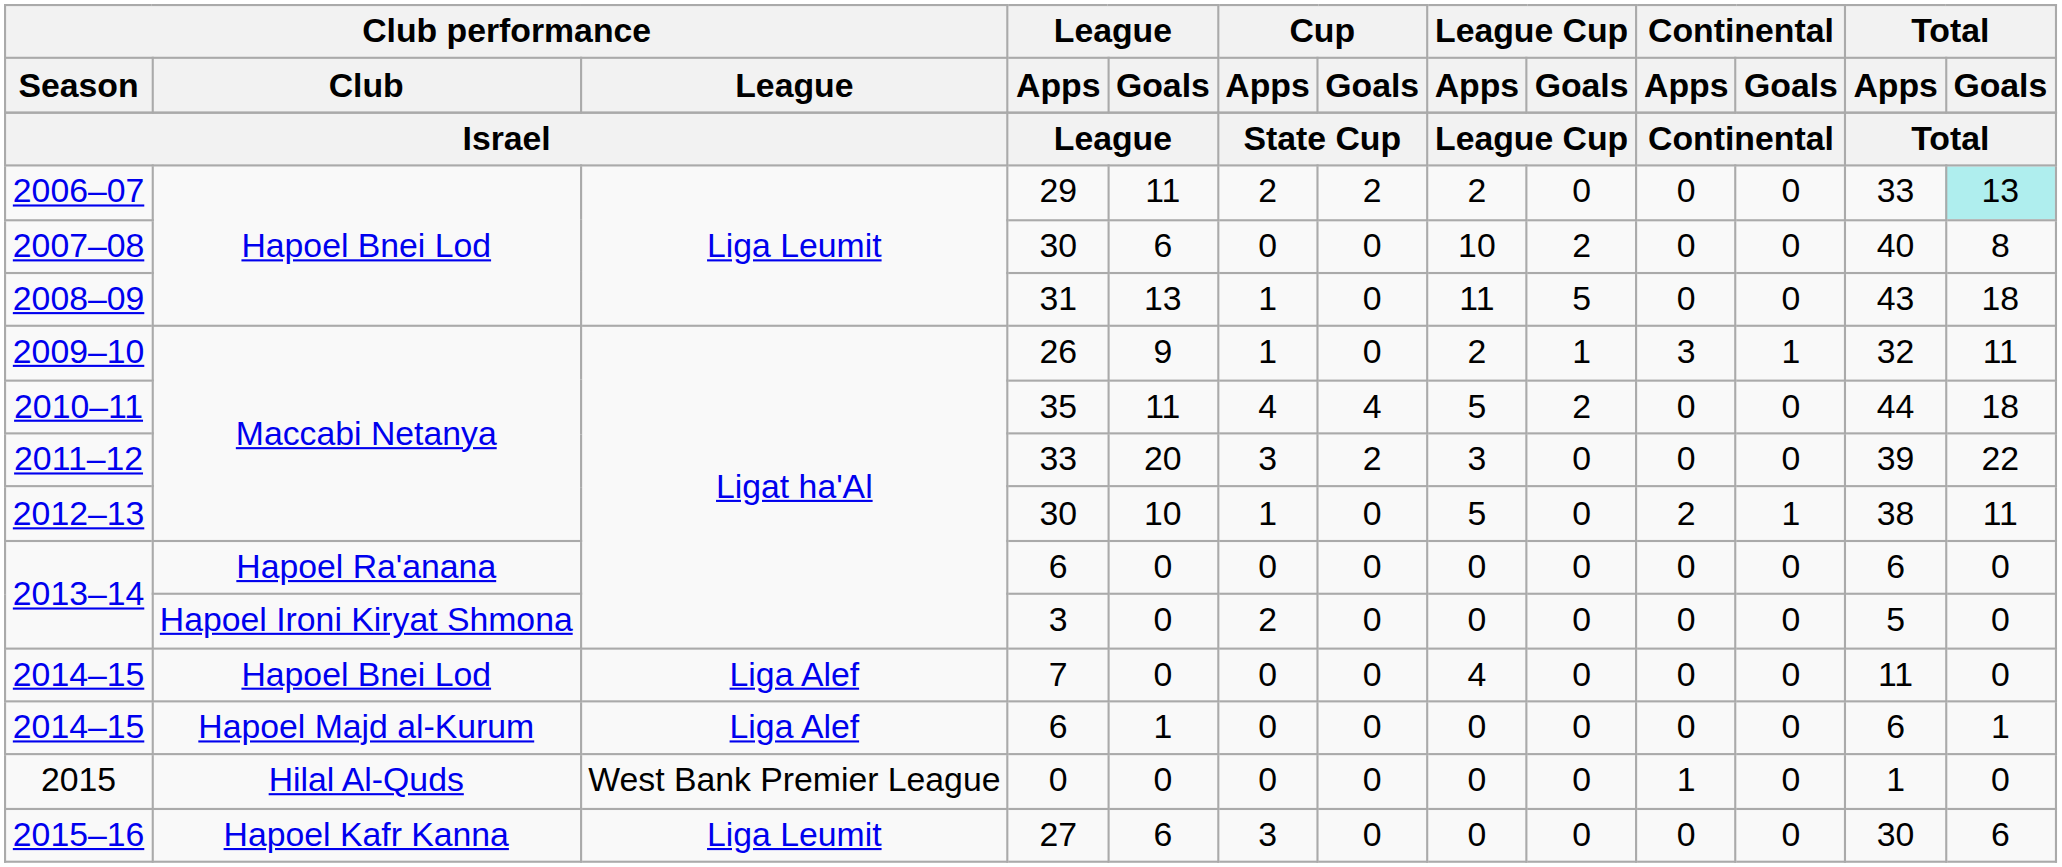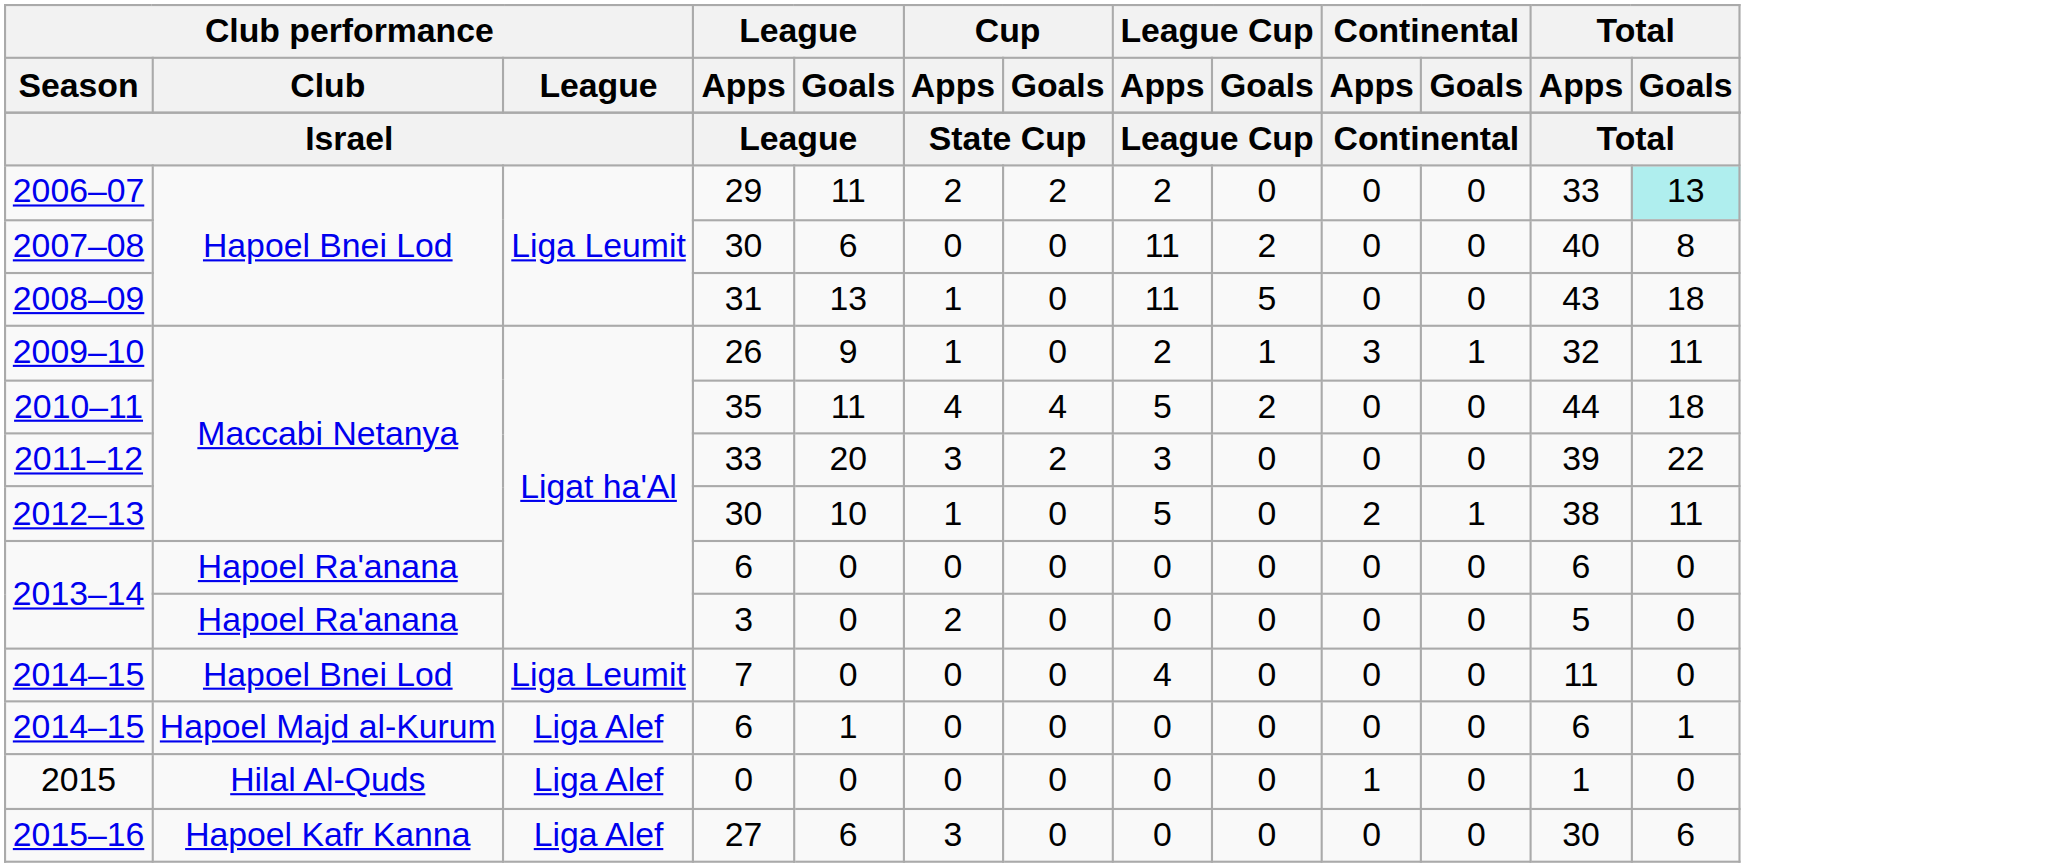(1477, 245) 10 -> (1162, 245) 11
(366, 620) Hapoel Ironi Kiryat Shmona -> (328, 620) Hapoel Ra'anana
(794, 673) Liga Alef -> (599, 673) Liga Leumit
(794, 780) West Bank Premier League -> (599, 780) Liga Alef
(794, 834) Liga Leumit -> (599, 834) Liga Alef
